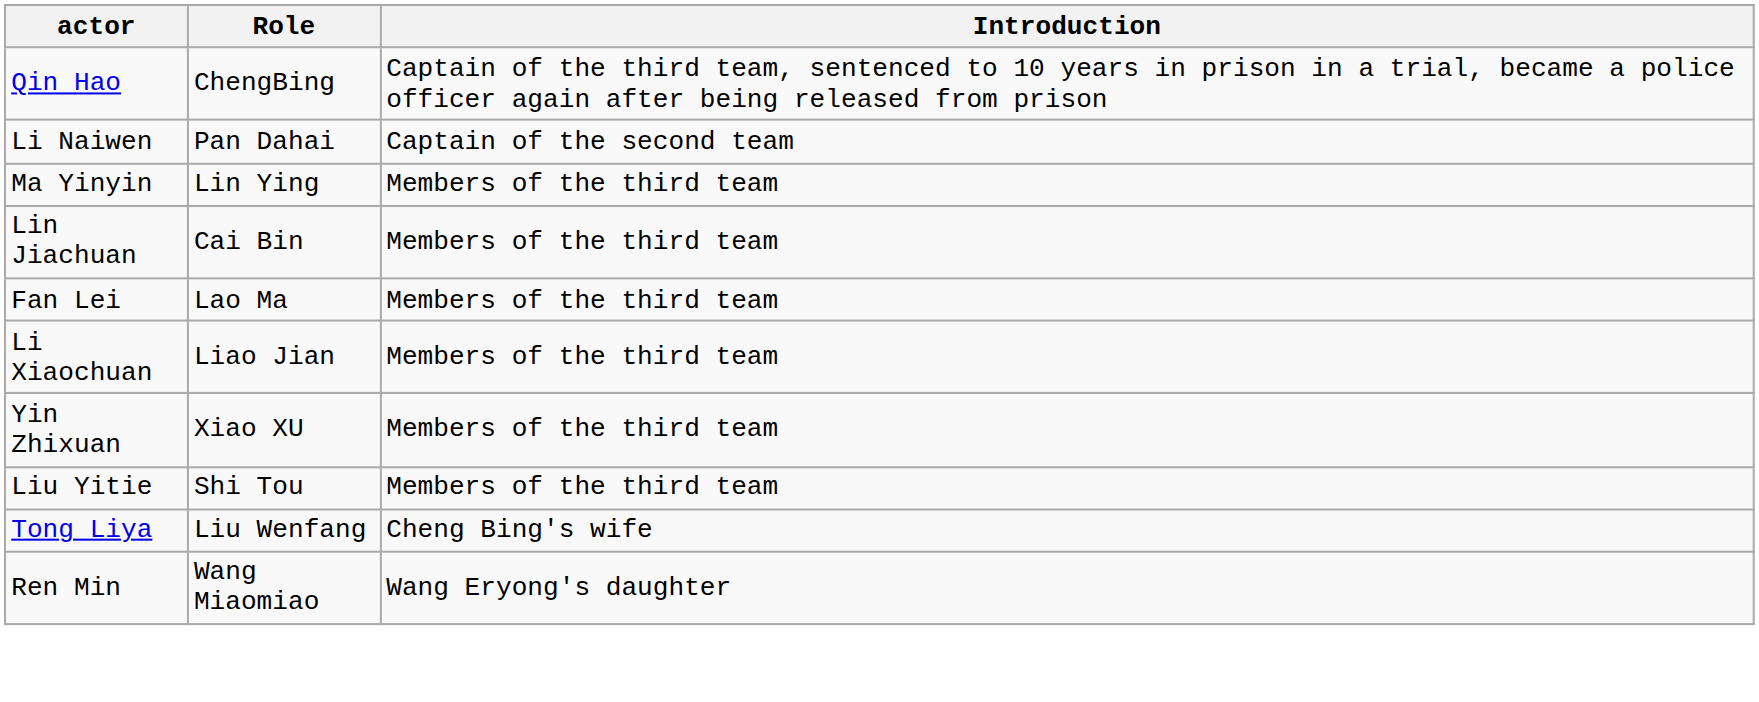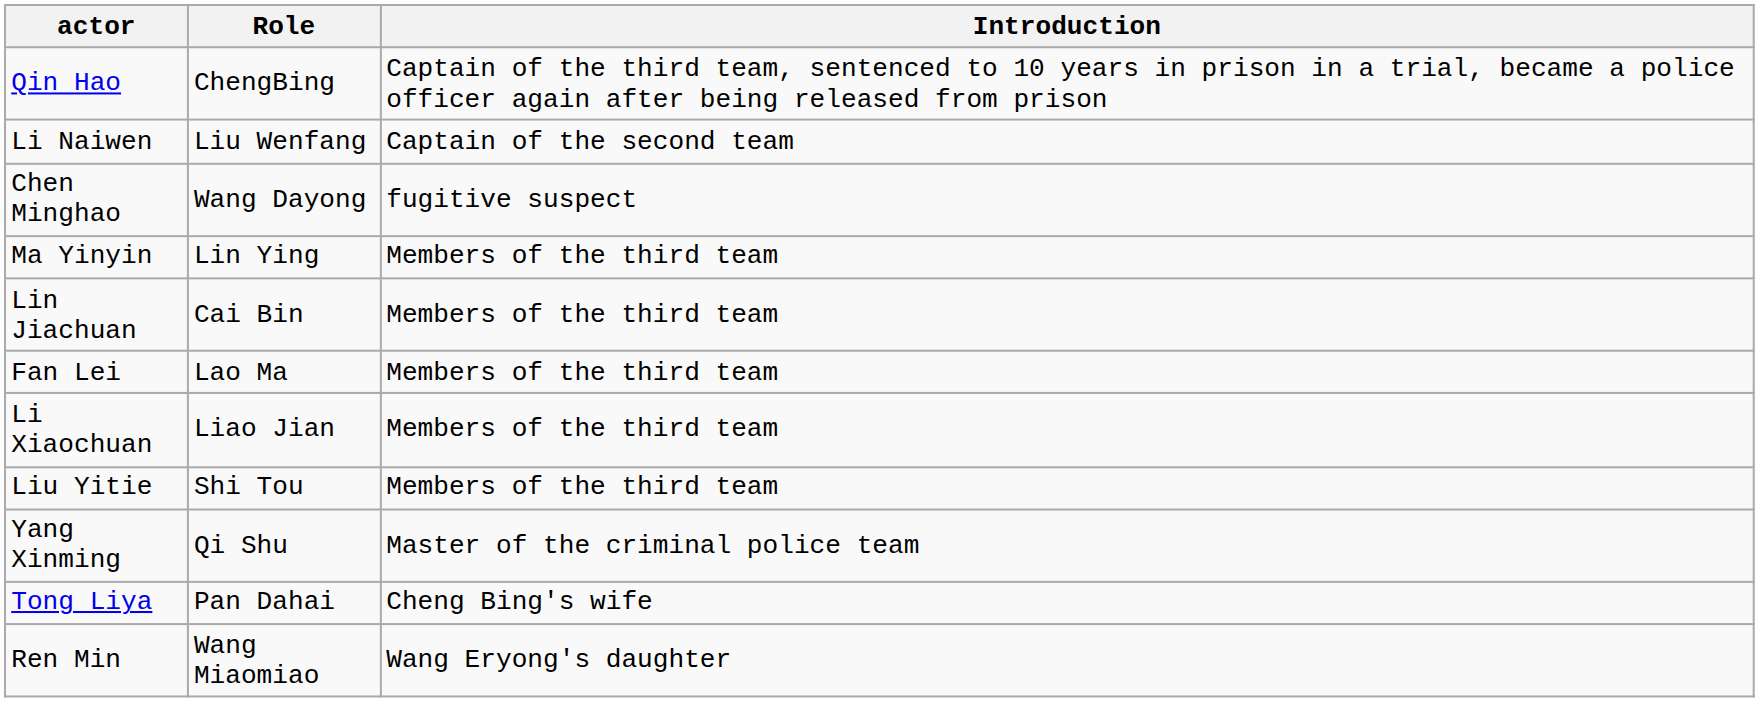(264, 142) Pan Dahai -> (280, 142) Liu Wenfang
+ row: (66, 199)
- row: (66, 430)
+ row: (66, 545)
(280, 530) Liu Wenfang -> (264, 603) Pan Dahai
